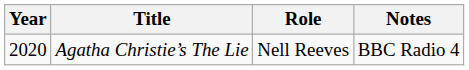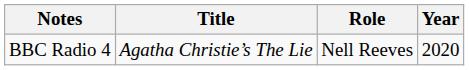columns swapped: (28, 19) <-> (409, 19)
